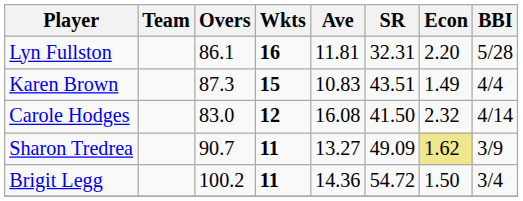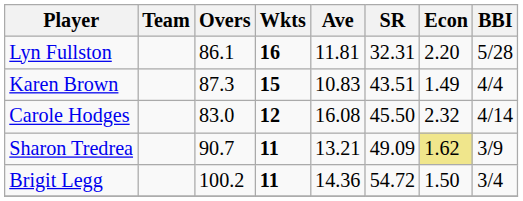(392, 116) 41.50 -> (392, 116) 45.50
(338, 148) 13.27 -> (338, 148) 13.21
